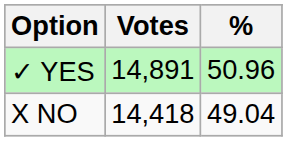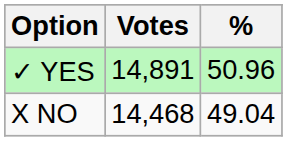(153, 114) 14,418 -> (153, 114) 14,468
